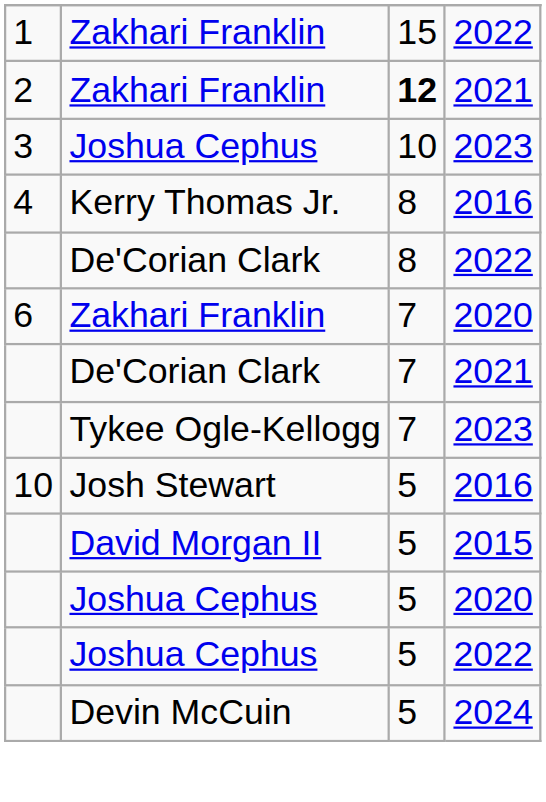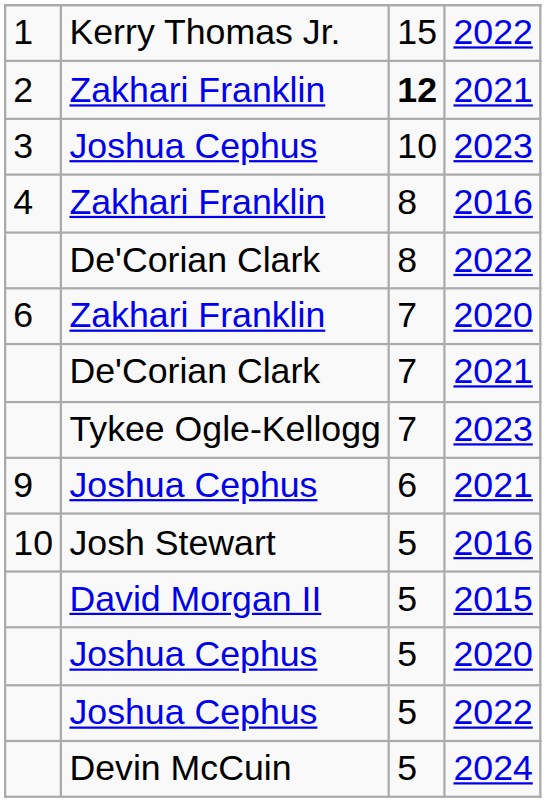(197, 32) Zakhari Franklin -> (205, 32) Kerry Thomas Jr.
(205, 202) Kerry Thomas Jr. -> (197, 202) Zakhari Franklin
+ row: (23, 485)
